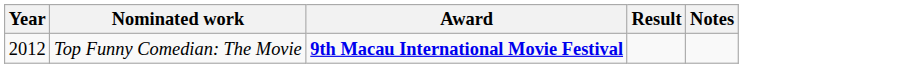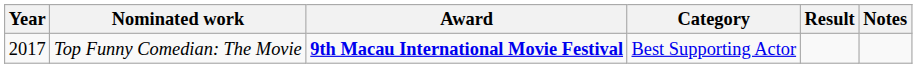+ column: (714, 19)
(27, 48) 2012 -> (27, 48) 2017
